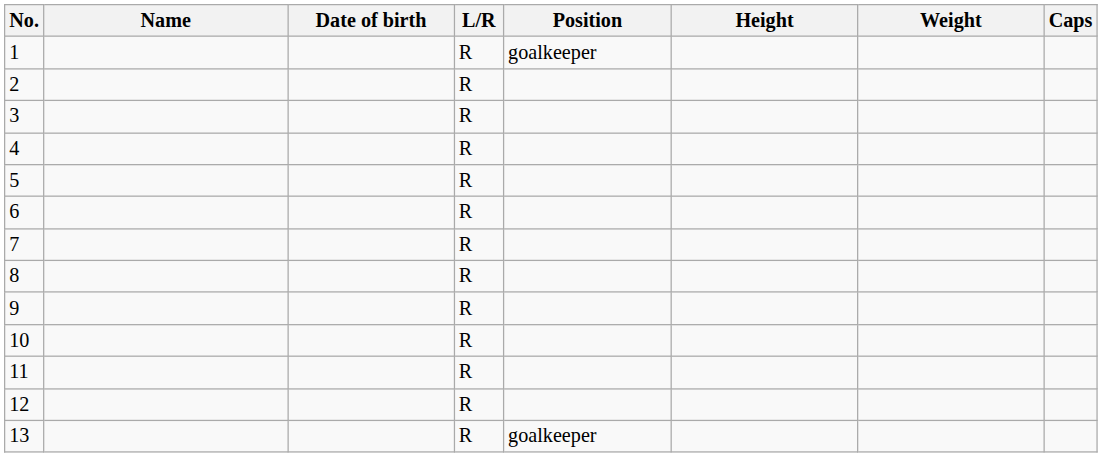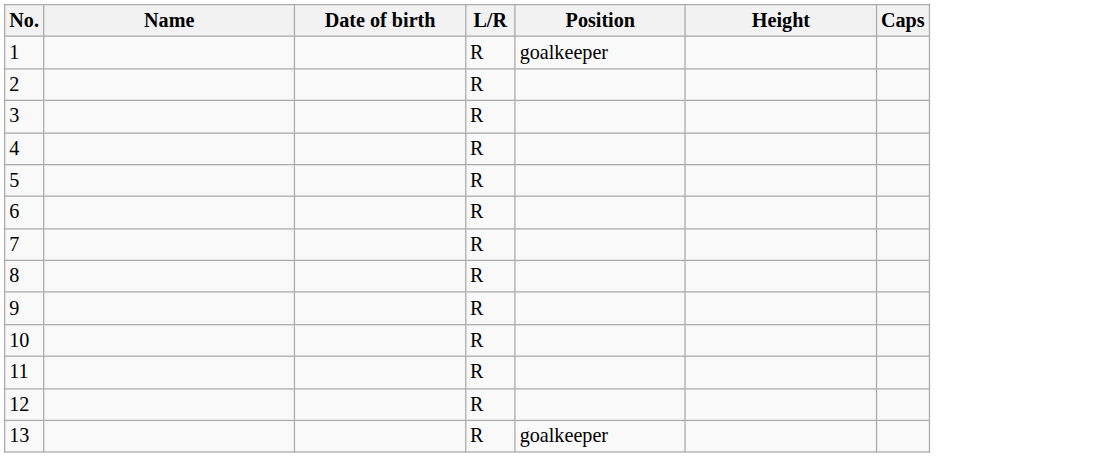- column: (951, 20)
